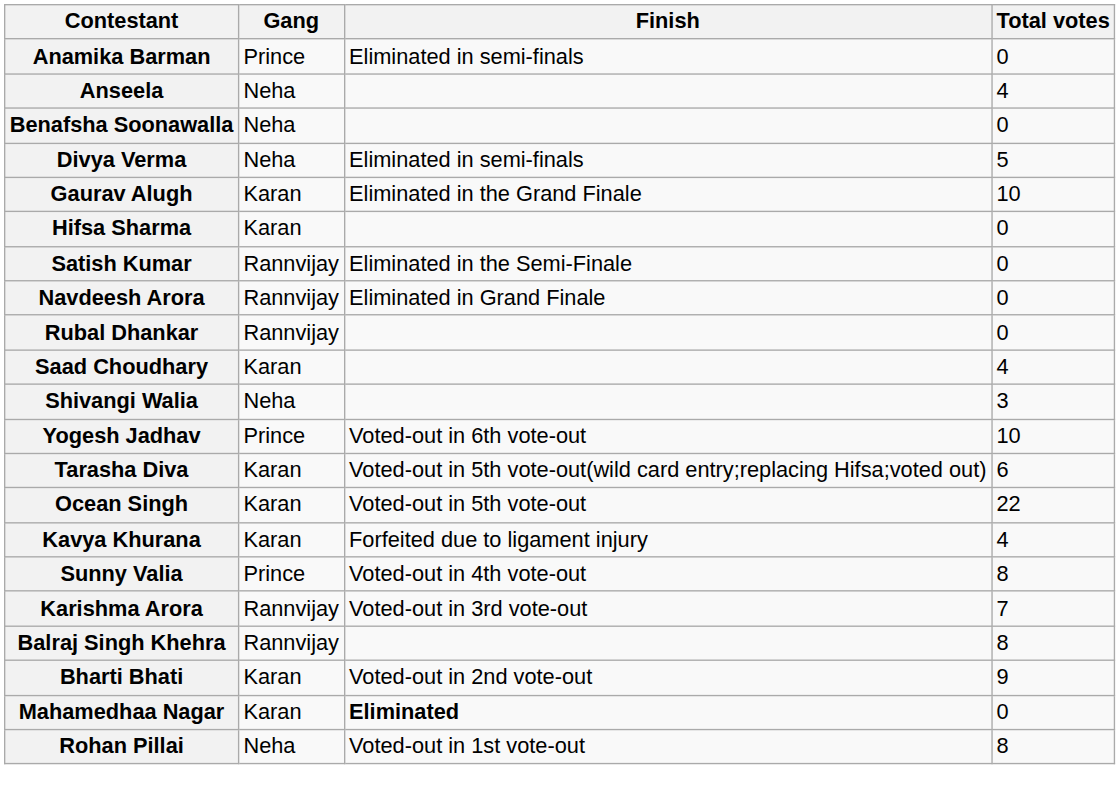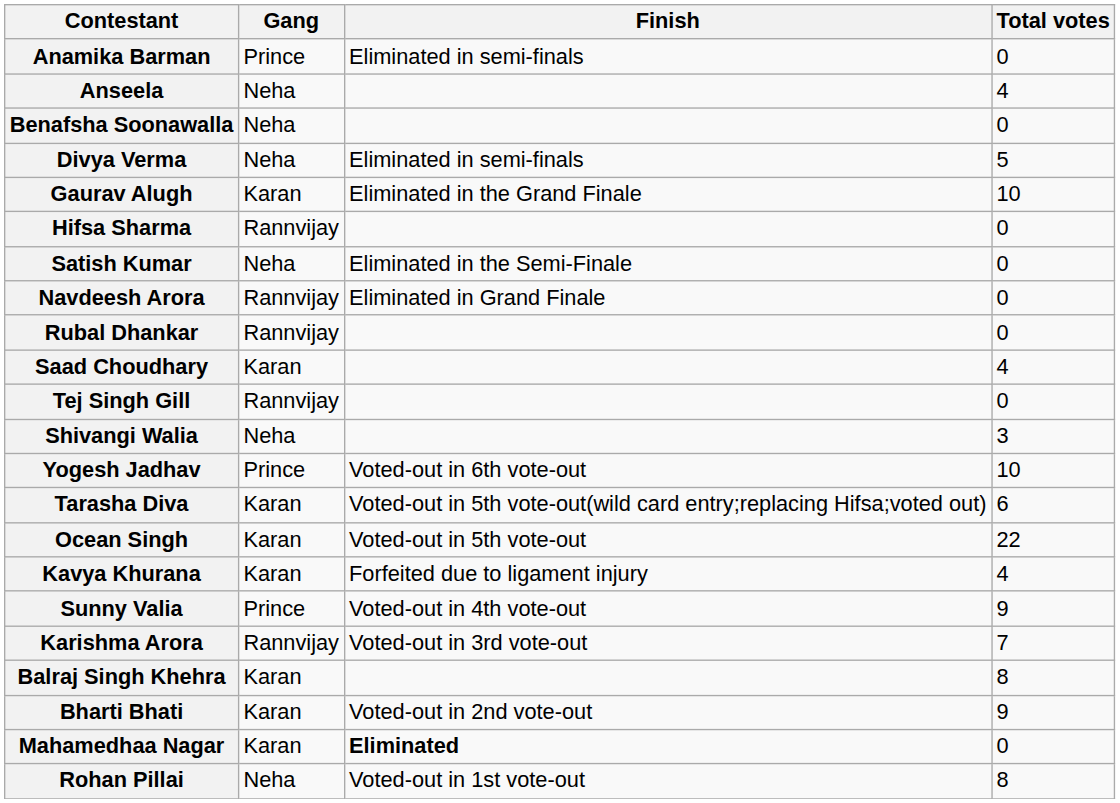(272, 228) Karan -> (291, 228) Rannvijay
(291, 263) Rannvijay -> (269, 263) Neha
+ row: (122, 401)
(1003, 573) 8 -> (1003, 608) 9
(291, 642) Rannvijay -> (272, 677) Karan
